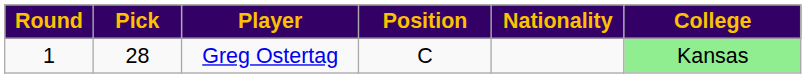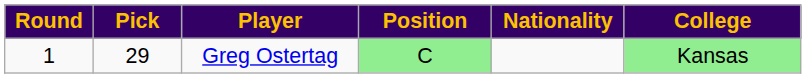(137, 55) 28 -> (137, 55) 29
(425, 55) no background -> (425, 55) lightgreen background
